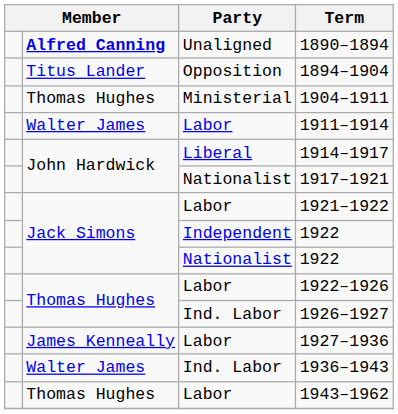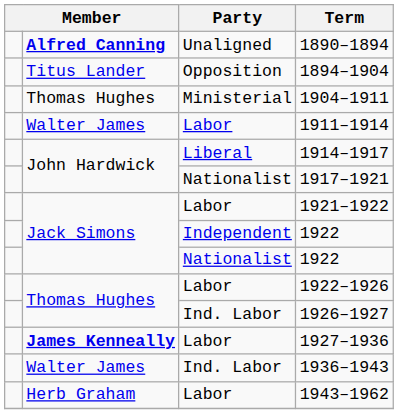(101, 341) normal -> (101, 341) bold
(91, 395) Thomas Hughes -> (81, 395) Herb Graham
